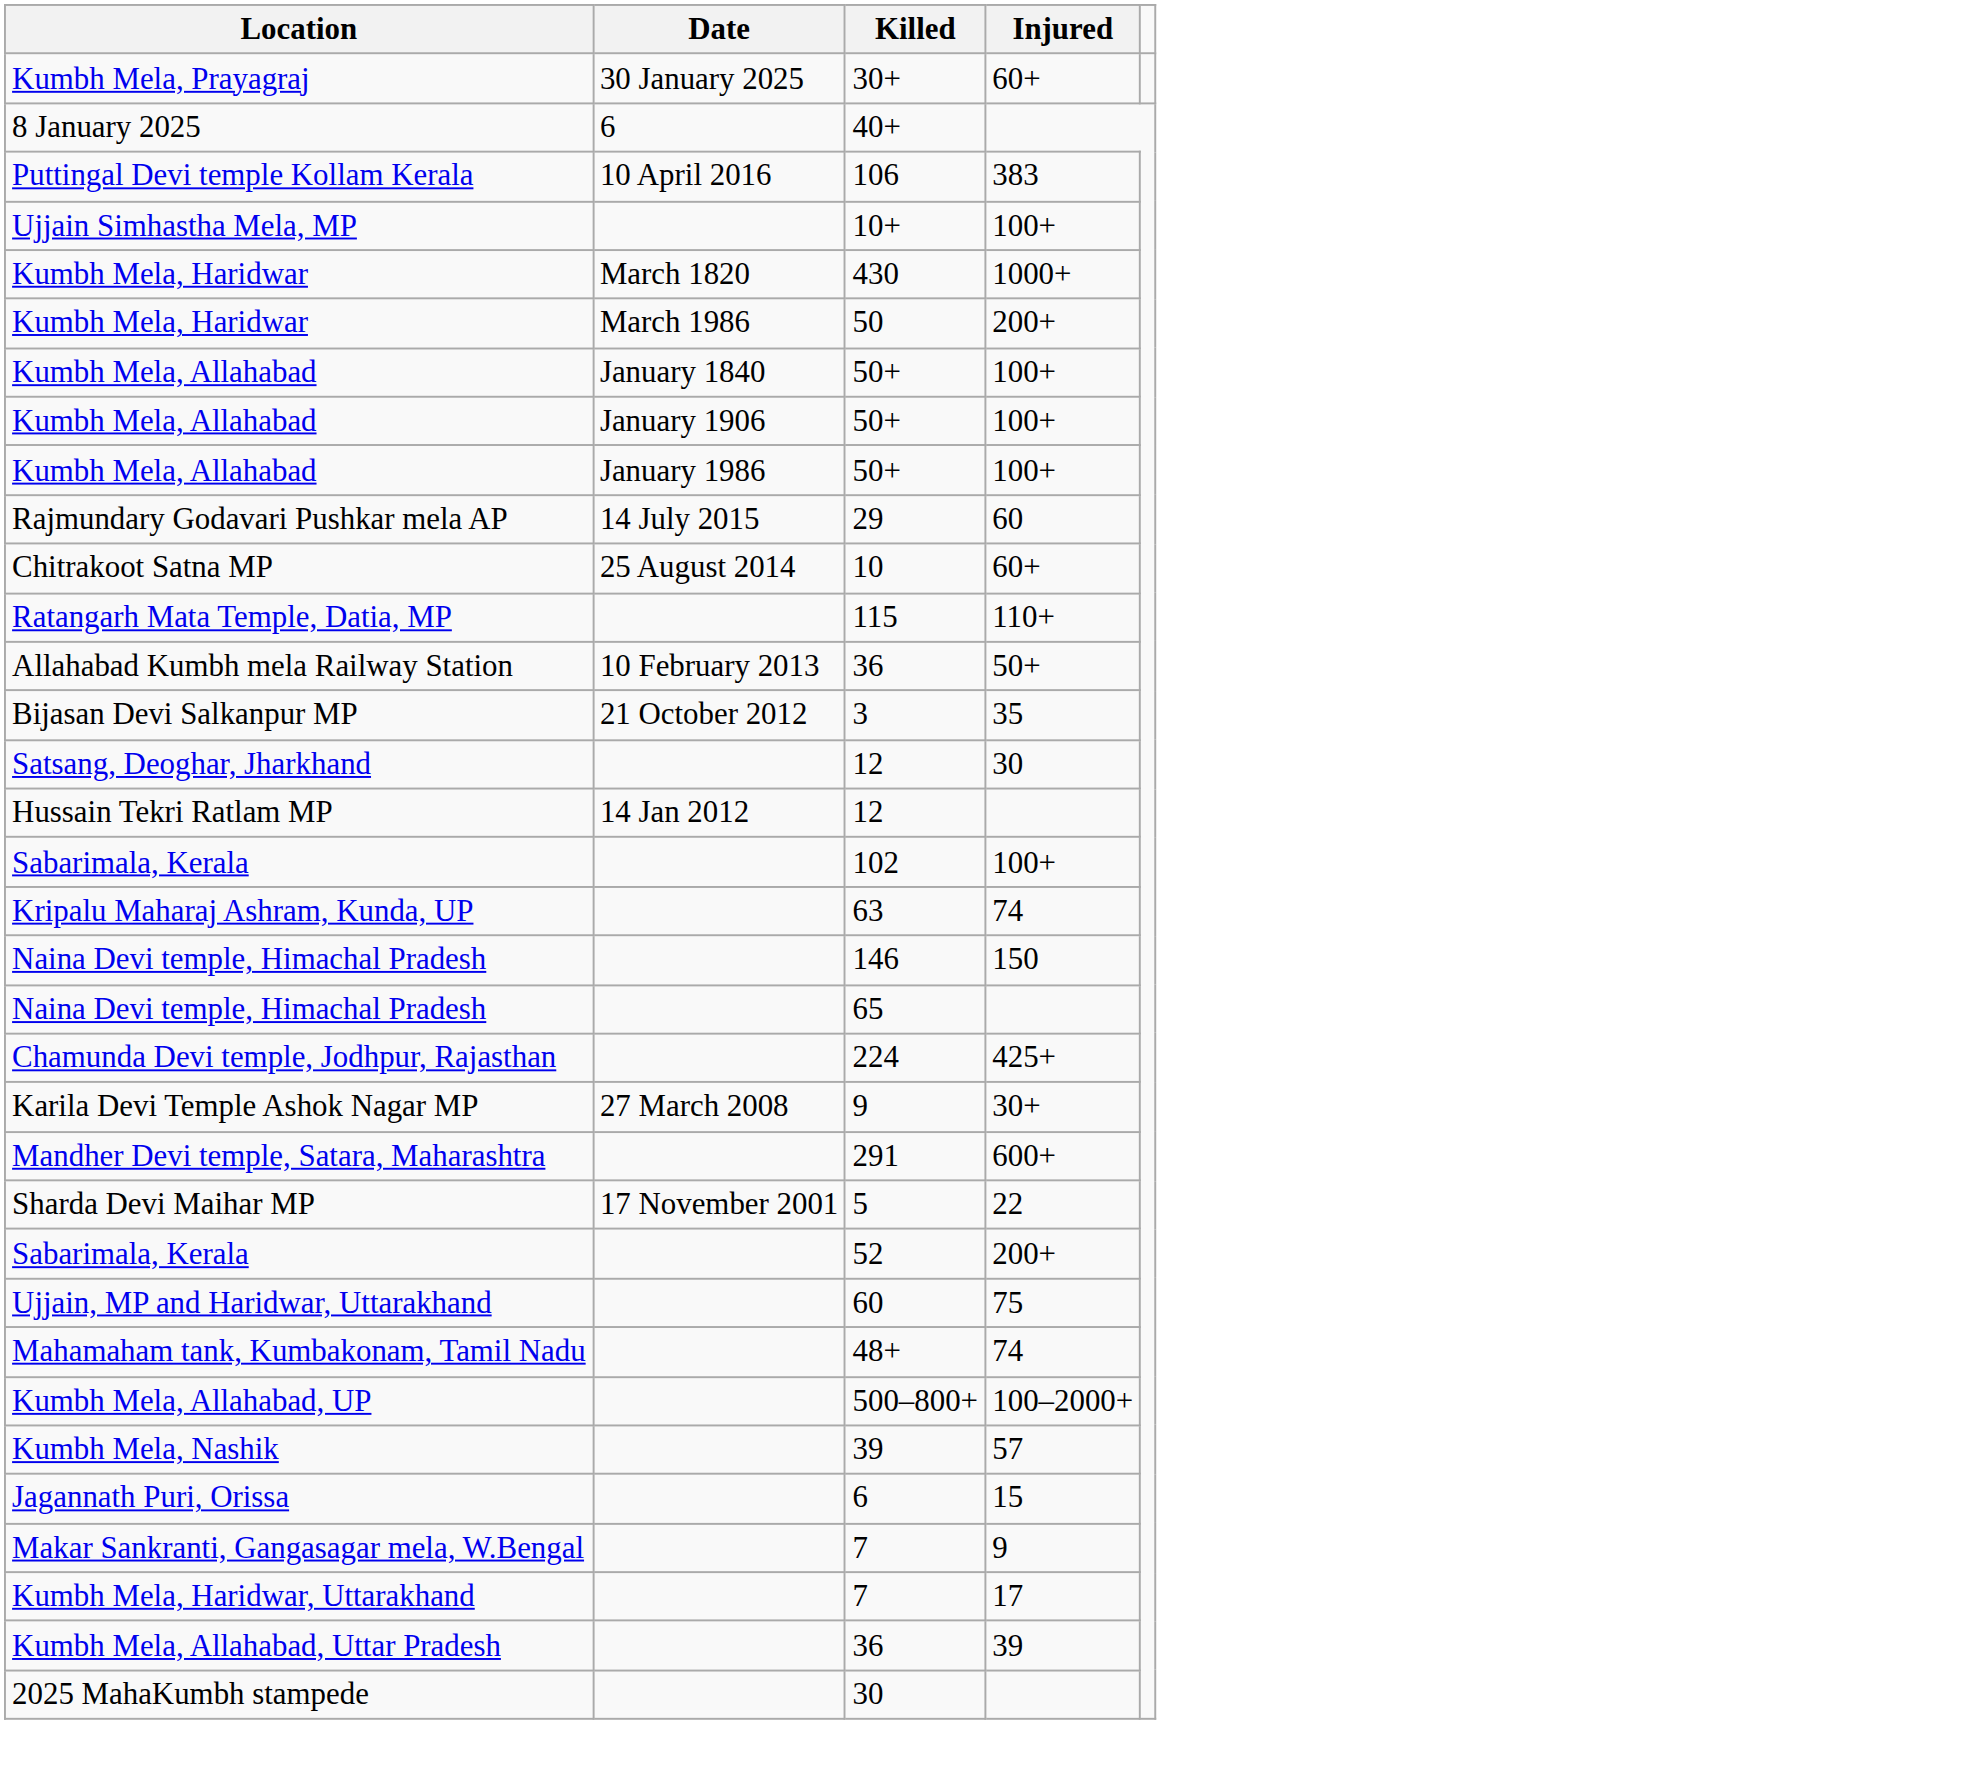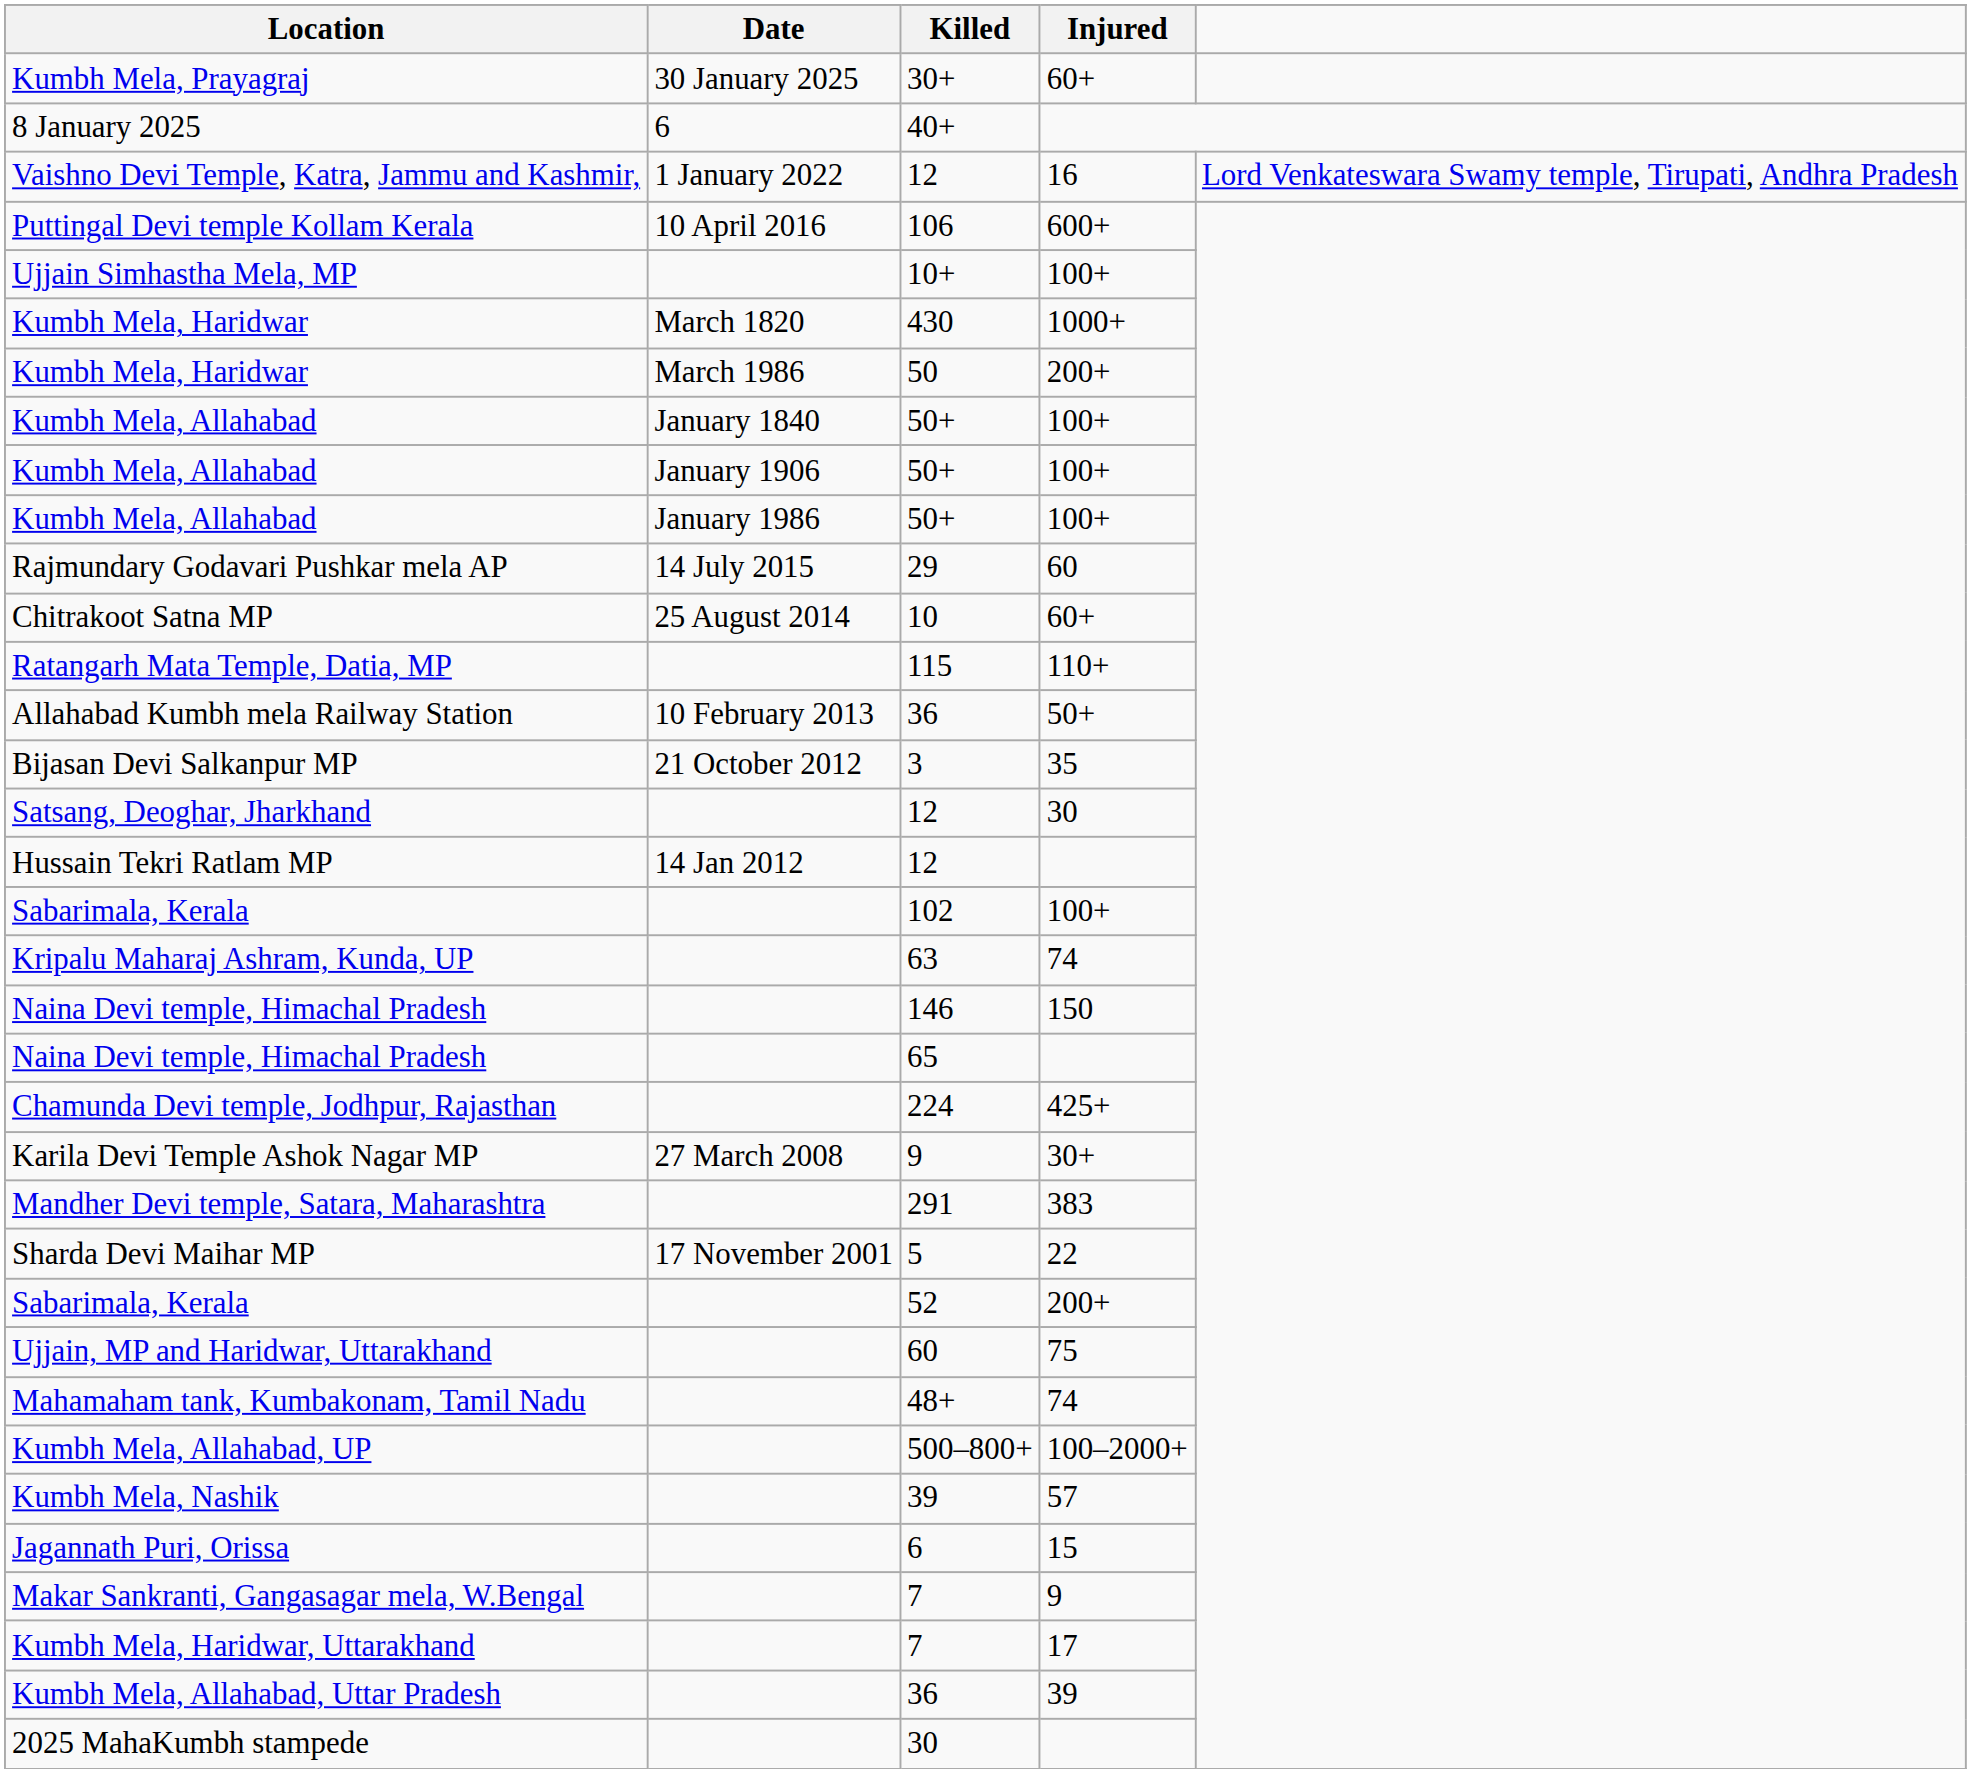+ row: (326, 175)
(1015, 175) 383 -> (1079, 224) 600+
(1024, 1155) 600+ -> (1070, 1204) 383
